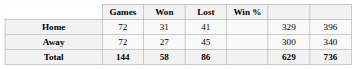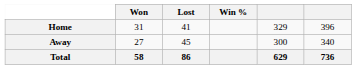- column: (123, 12)
